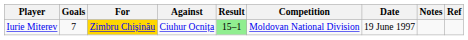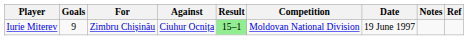(74, 27) 7 -> (74, 27) 9
(122, 27) gold background -> (122, 27) no background
